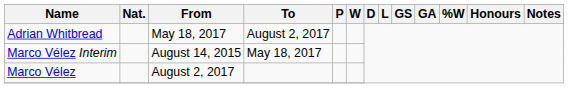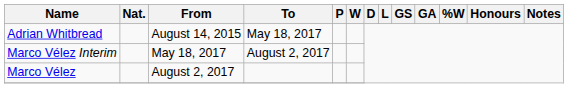(189, 33) May 18, 2017 -> (196, 33) August 14, 2015
(288, 33) August 2, 2017 -> (284, 33) May 18, 2017
(196, 53) August 14, 2015 -> (189, 53) May 18, 2017
(284, 53) May 18, 2017 -> (288, 53) August 2, 2017
